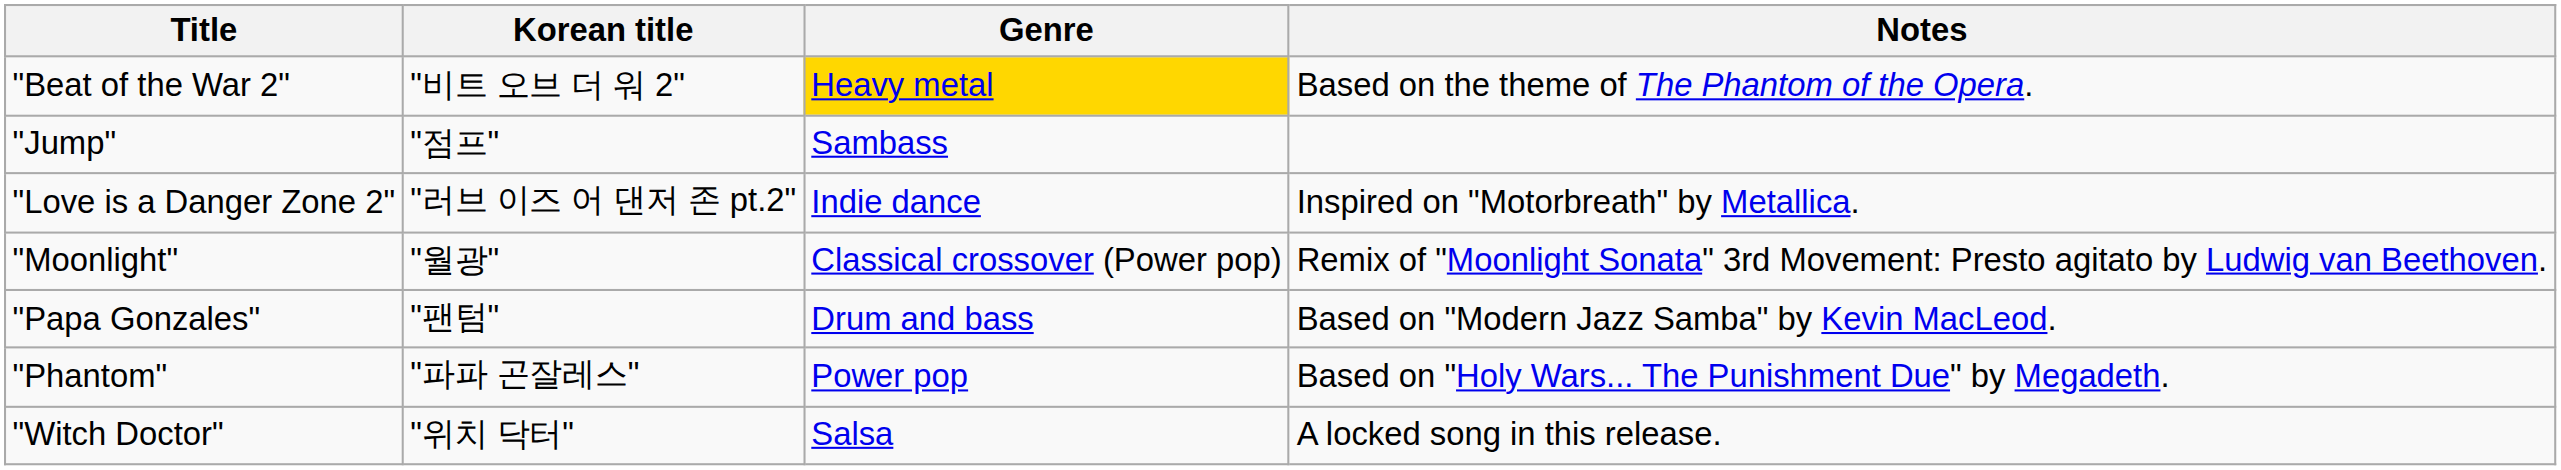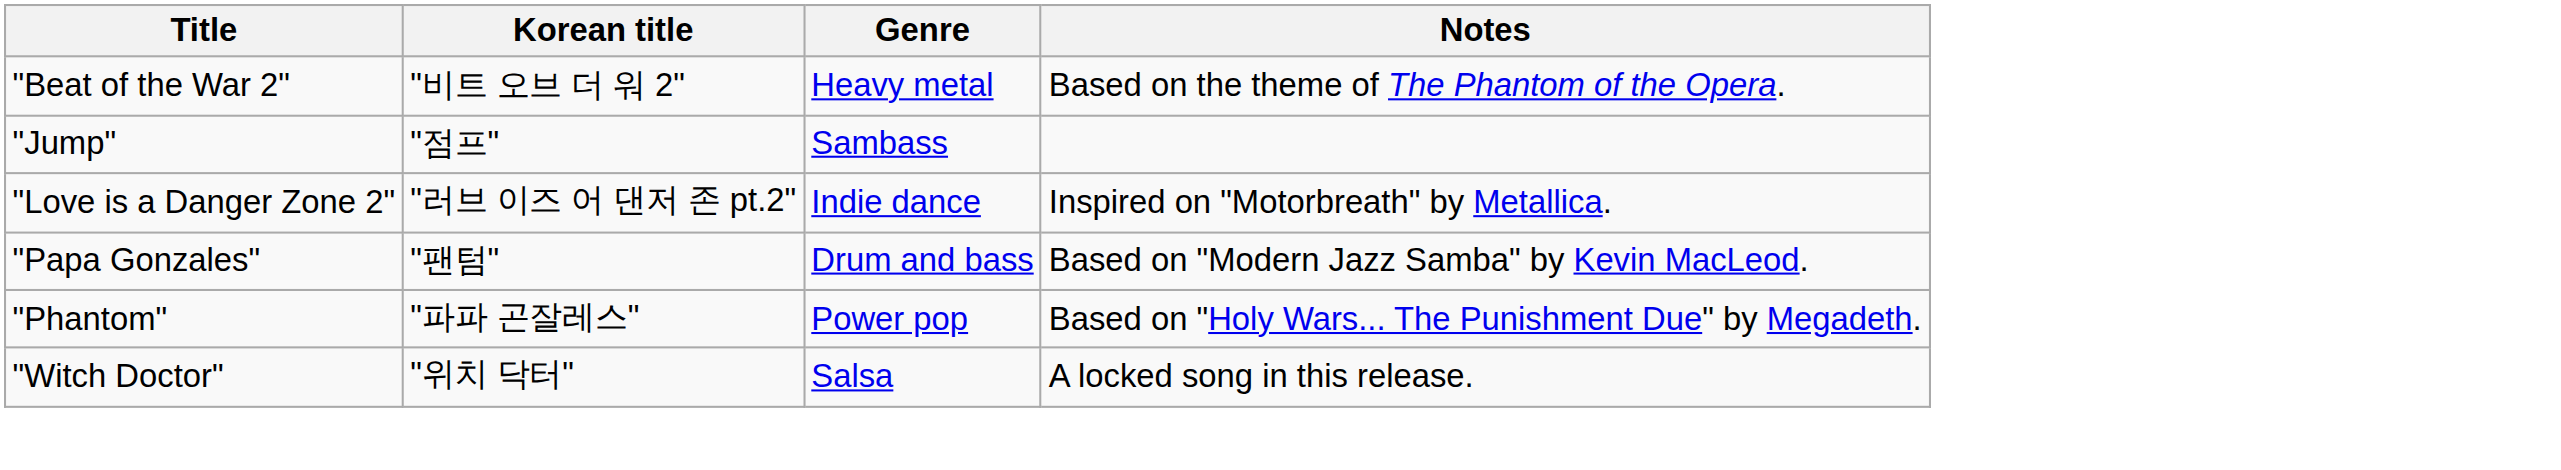(902, 85) gold background -> (902, 85) no background
- row: (95, 260)
